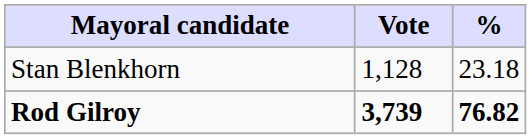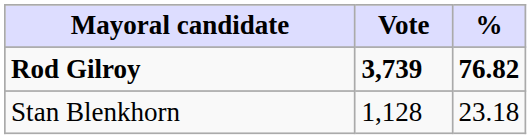rows swapped: (76, 111) <-> (96, 68)
